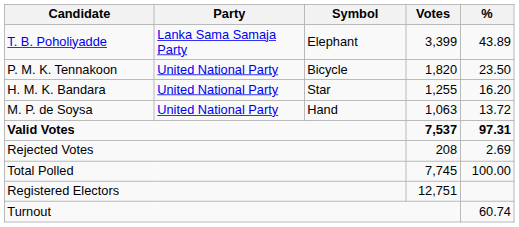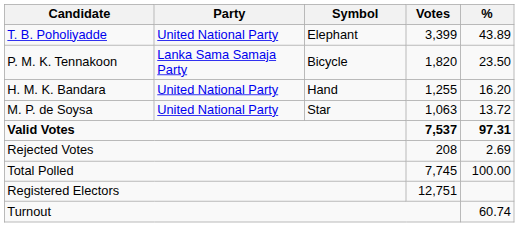(217, 42) Lanka Sama Samaja Party -> (218, 34) United National Party
(218, 69) United National Party -> (217, 62) Lanka Sama Samaja Party
(319, 89) Star -> (322, 89) Hand
(322, 110) Hand -> (319, 110) Star
